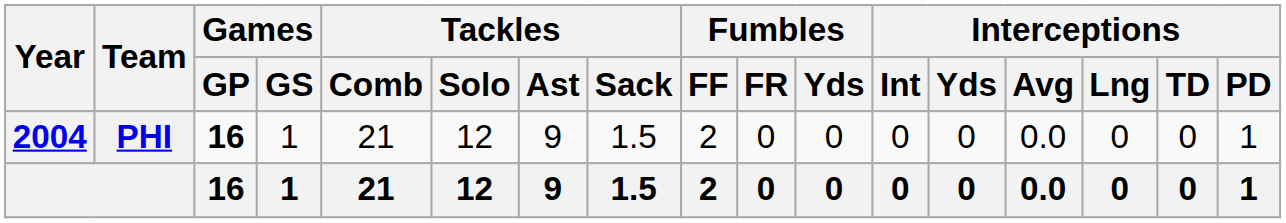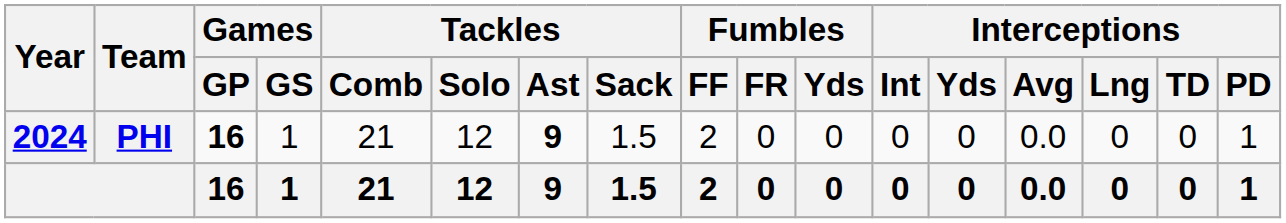(50, 136) 2004 -> (50, 136) 2024
(553, 136) normal -> (553, 136) bold
